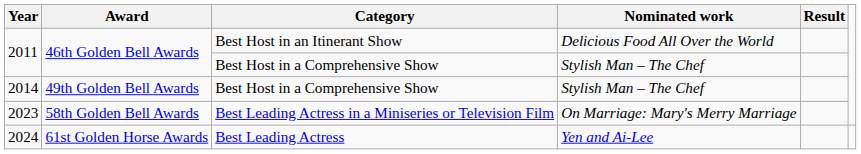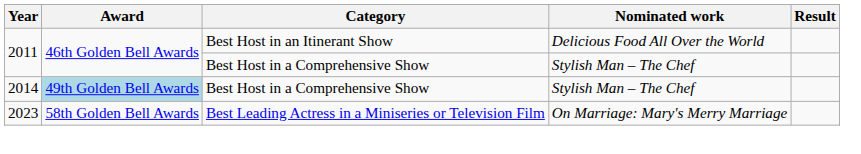(122, 88) no background -> (122, 88) lightblue background
- row: (23, 137)
